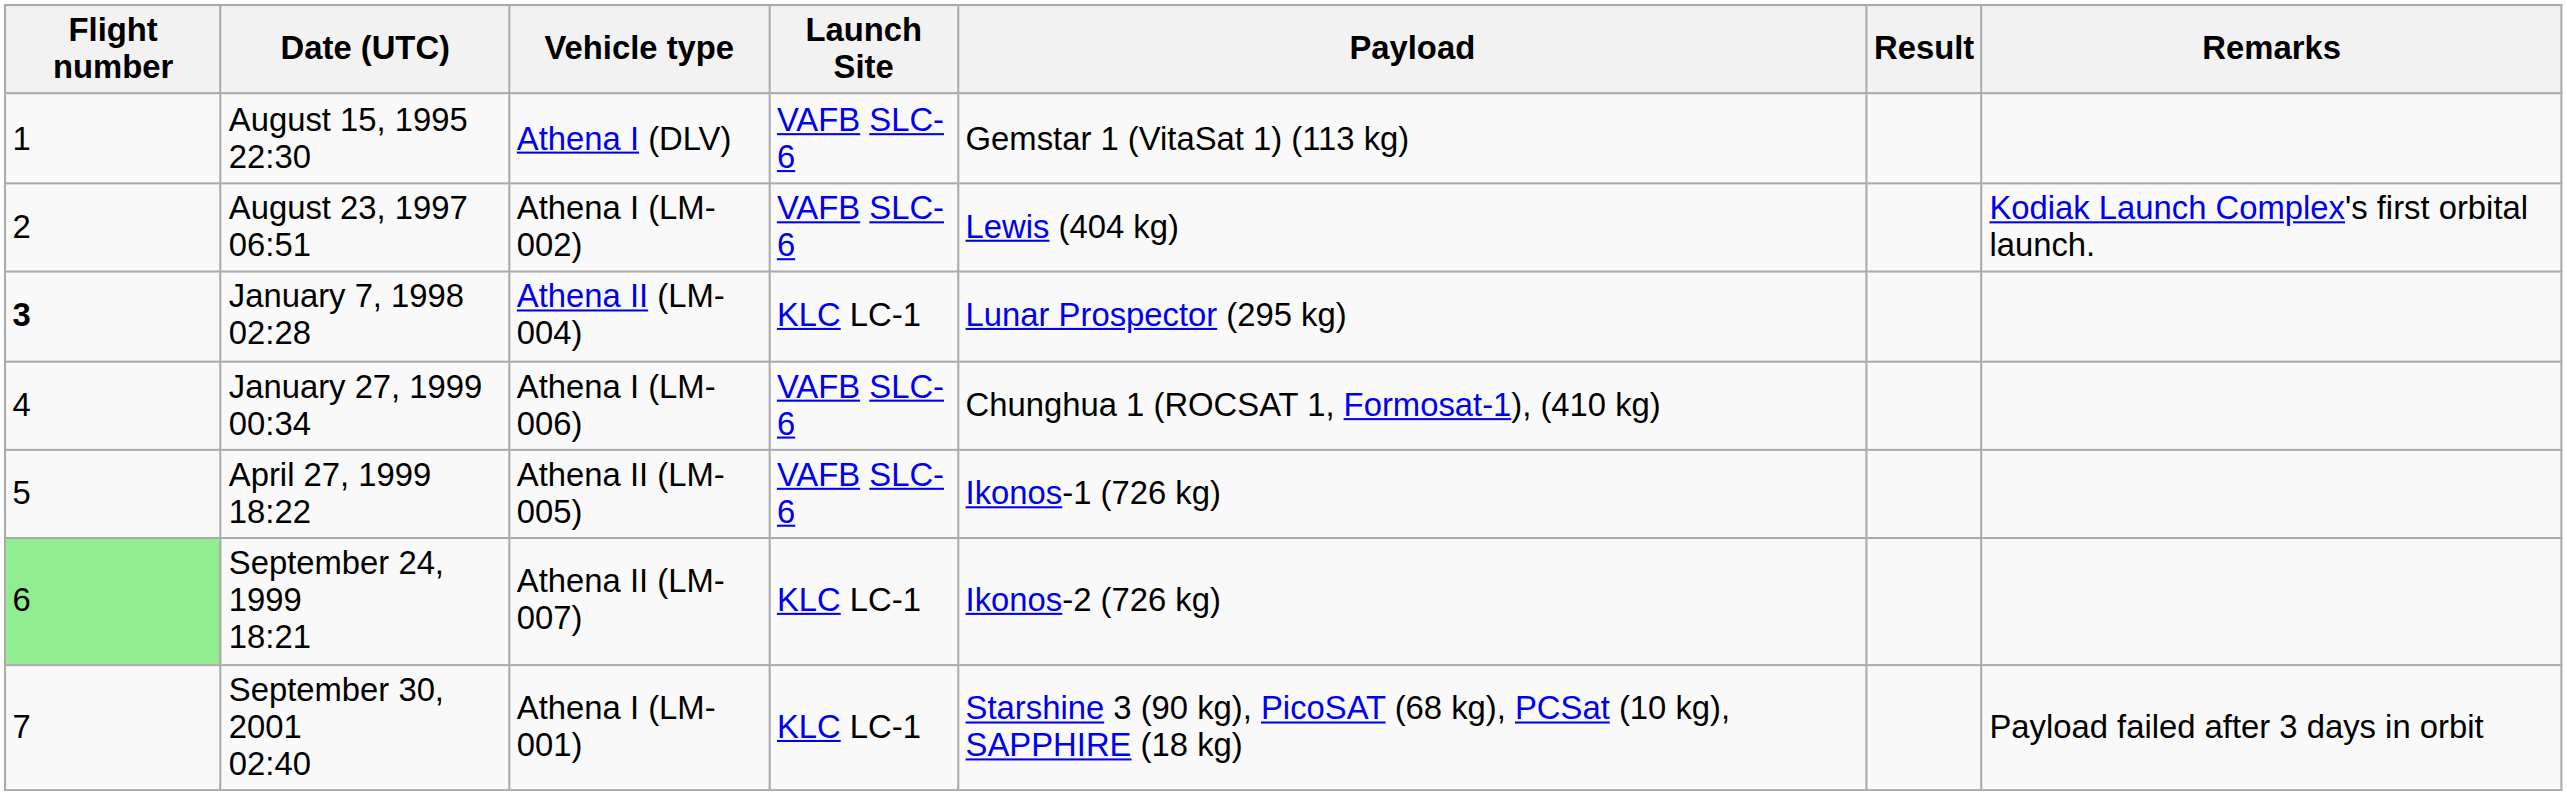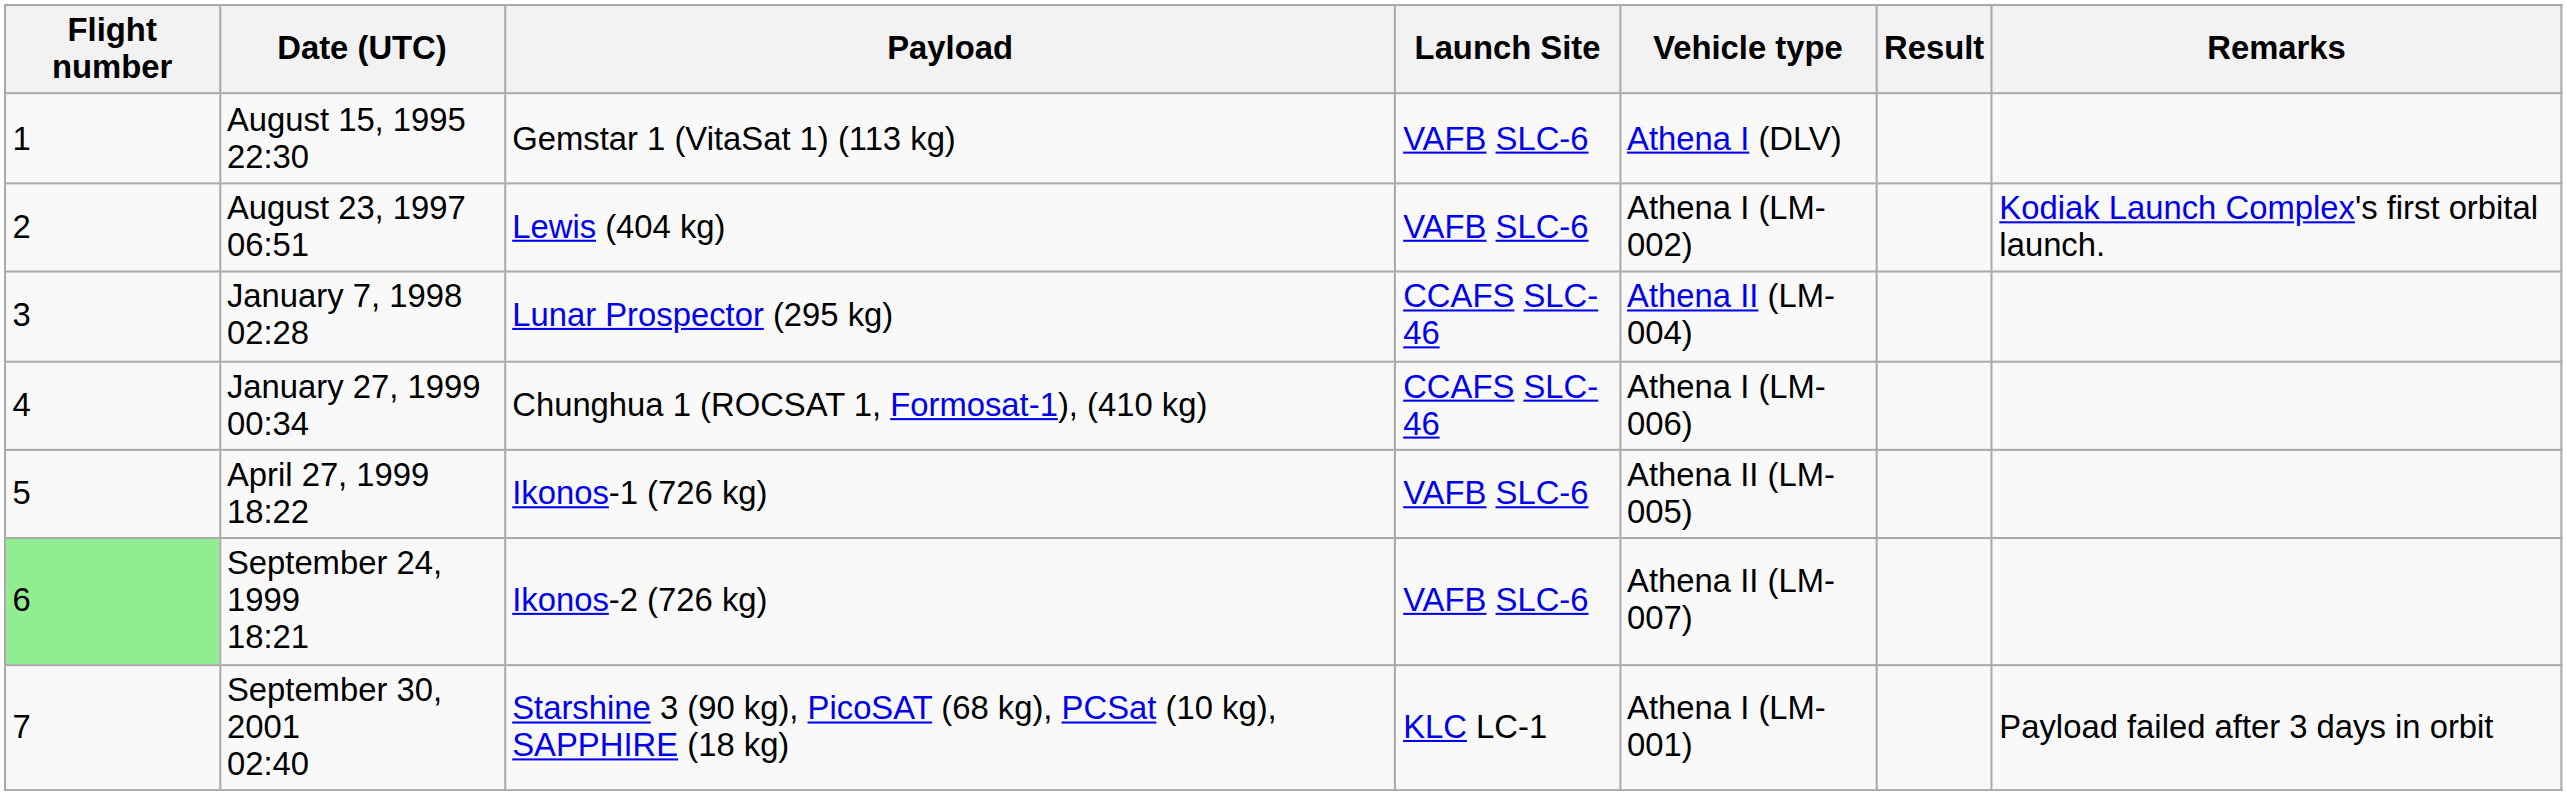columns swapped: (639, 48) <-> (1412, 48)
(22, 315) bold -> (22, 315) normal
(849, 315) KLC LC-1 -> (1501, 315) CCAFS SLC-46
(860, 404) VAFB SLC-6 -> (1501, 404) CCAFS SLC-46
(849, 600) KLC LC-1 -> (1496, 600) VAFB SLC-6
